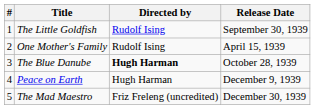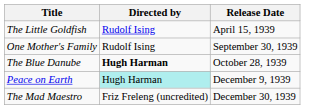- column: (9, 12)
(265, 29) September 30, 1939 -> (244, 29) April 15, 1939
(254, 46) April 15, 1939 -> (255, 46) September 30, 1939
(142, 79) no background -> (132, 79) paleturquoise background
